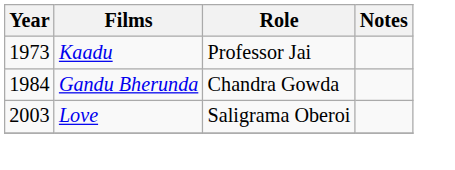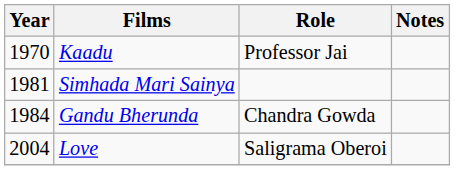(29, 52) 1973 -> (29, 52) 1970
+ row: (147, 84)
(29, 116) 2003 -> (29, 148) 2004
